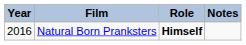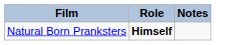- column: (19, 13)
